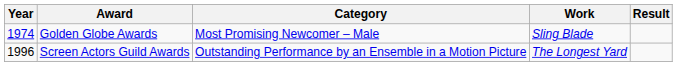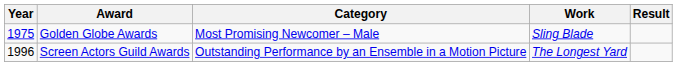(21, 33) 1974 -> (21, 33) 1975
